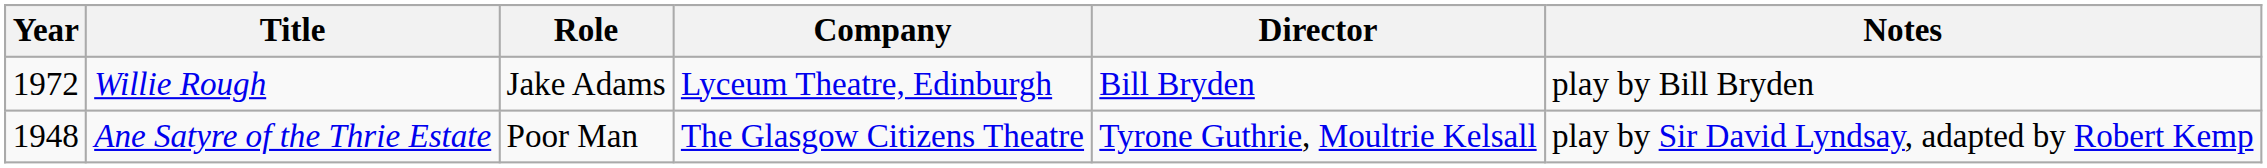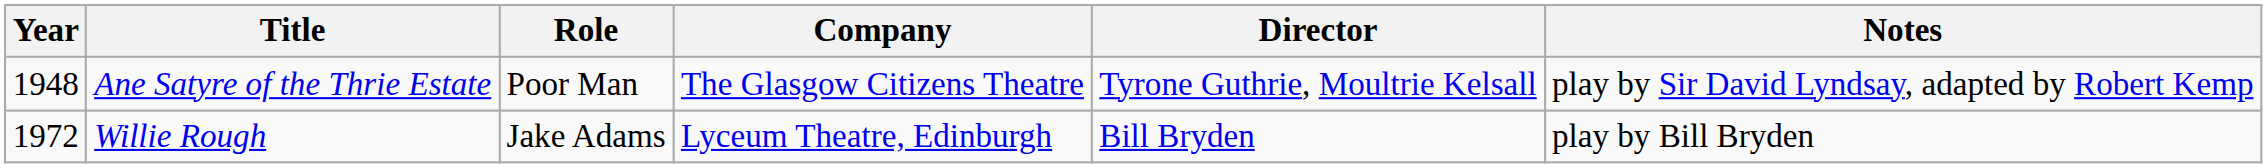rows swapped: (293, 135) <-> (180, 83)
